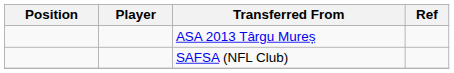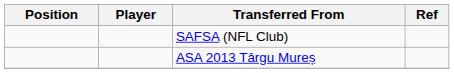rows swapped: (232, 57) <-> (246, 36)
